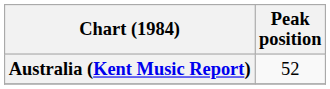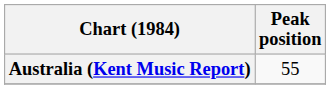(290, 68) 52 -> (290, 68) 55
